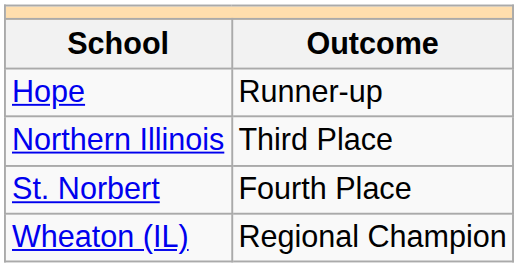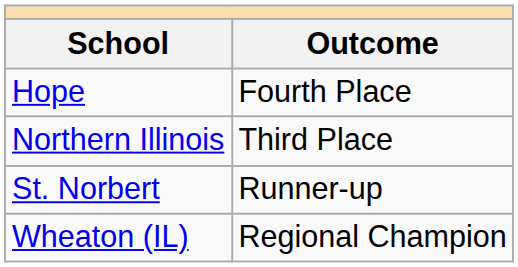(311, 91) Runner-up -> (325, 91) Fourth Place
(325, 188) Fourth Place -> (311, 188) Runner-up
